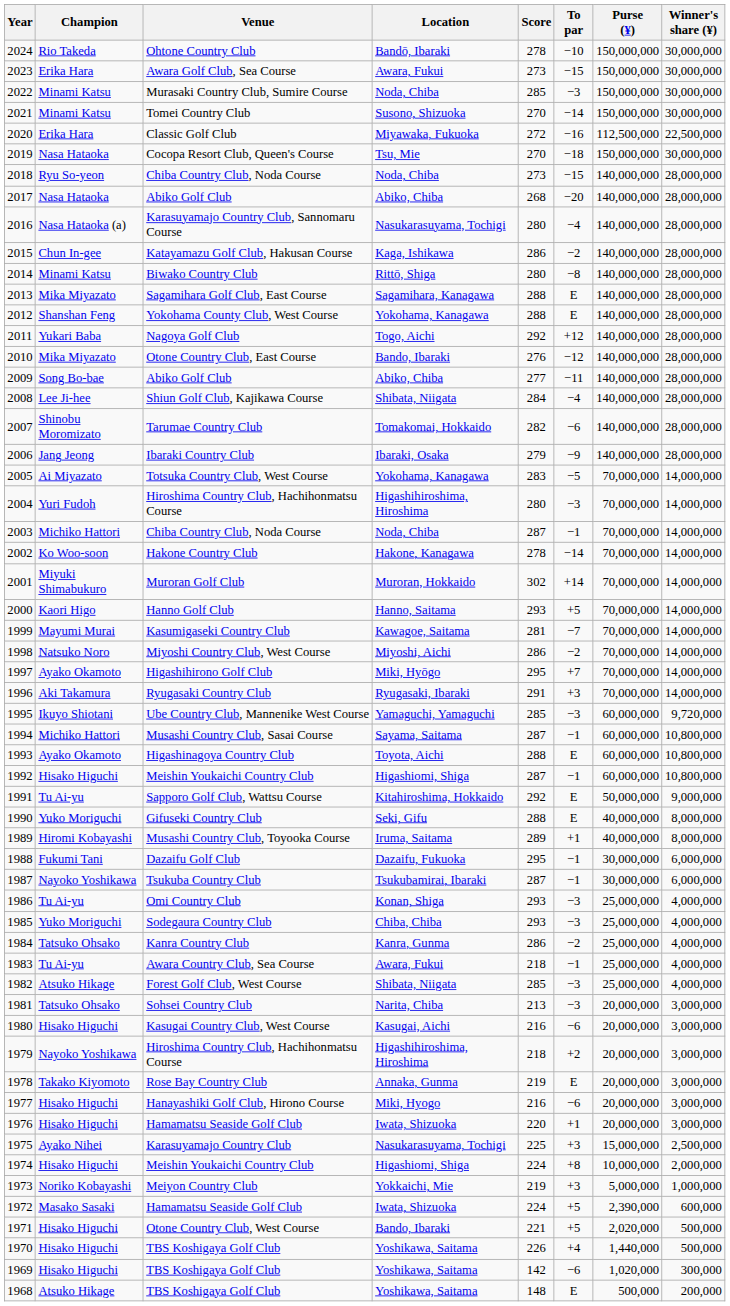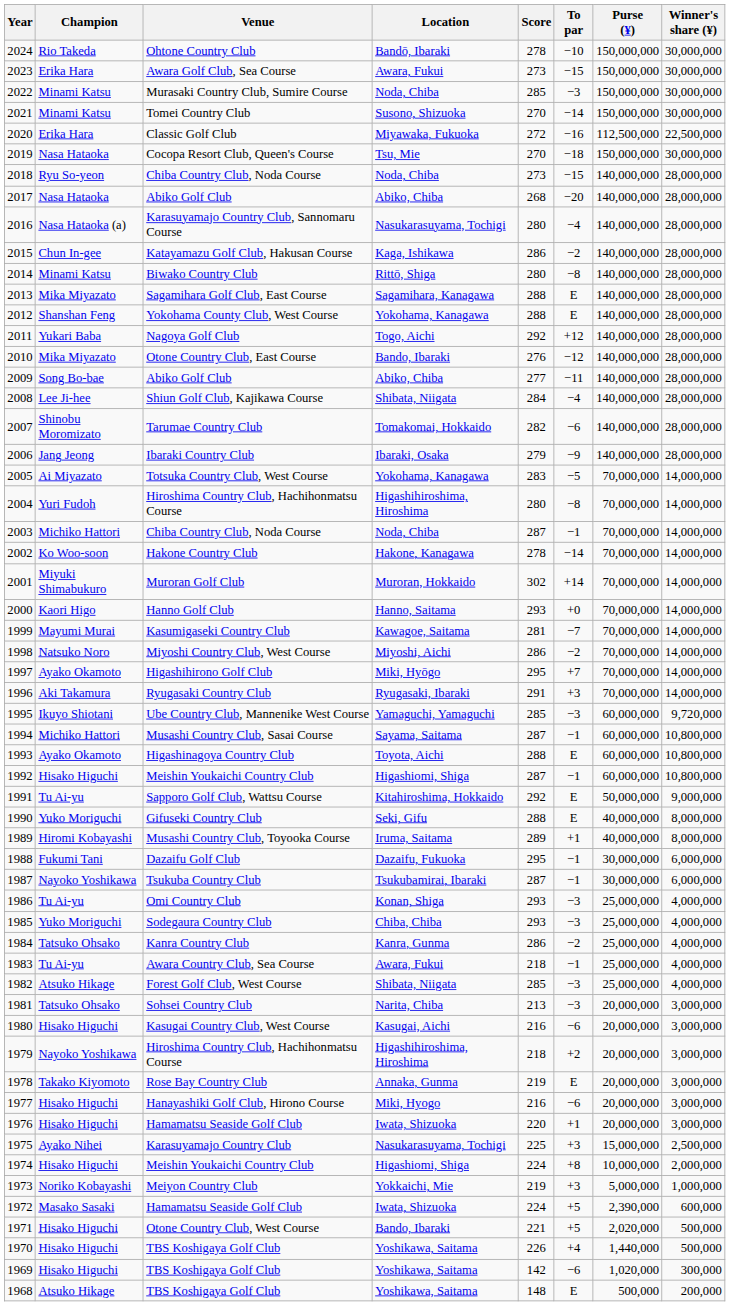(574, 504) −3 -> (574, 504) −8
(574, 609) +5 -> (574, 609) +0
